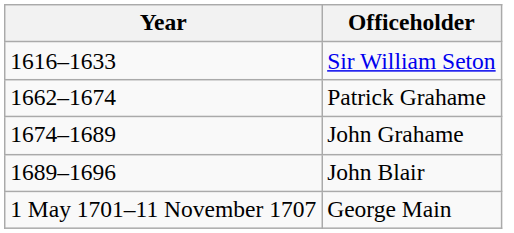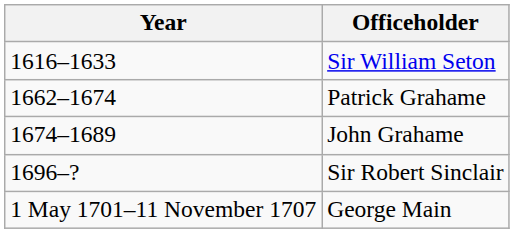- row: (376, 172)
+ row: (415, 172)
